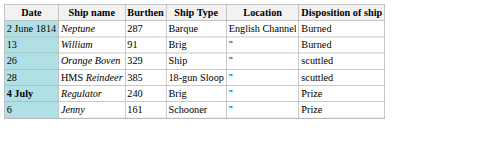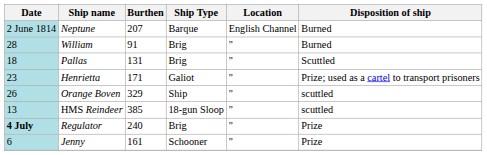(135, 28) 287 -> (135, 28) 207
(12, 45) 13 -> (12, 45) 28
+ row: (74, 61)
+ row: (81, 77)
(12, 77) 28 -> (12, 110) 13
